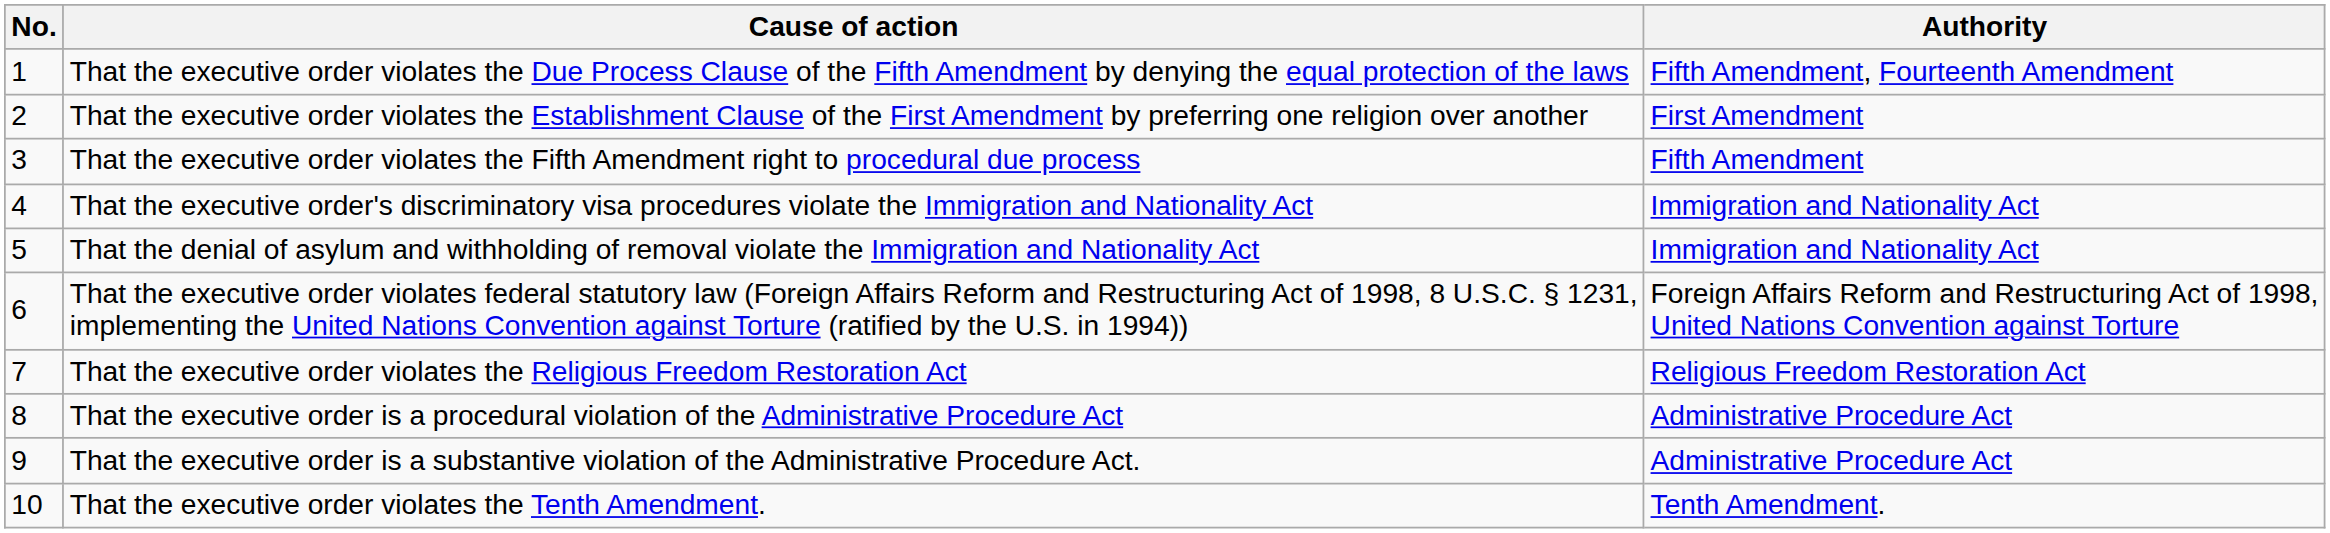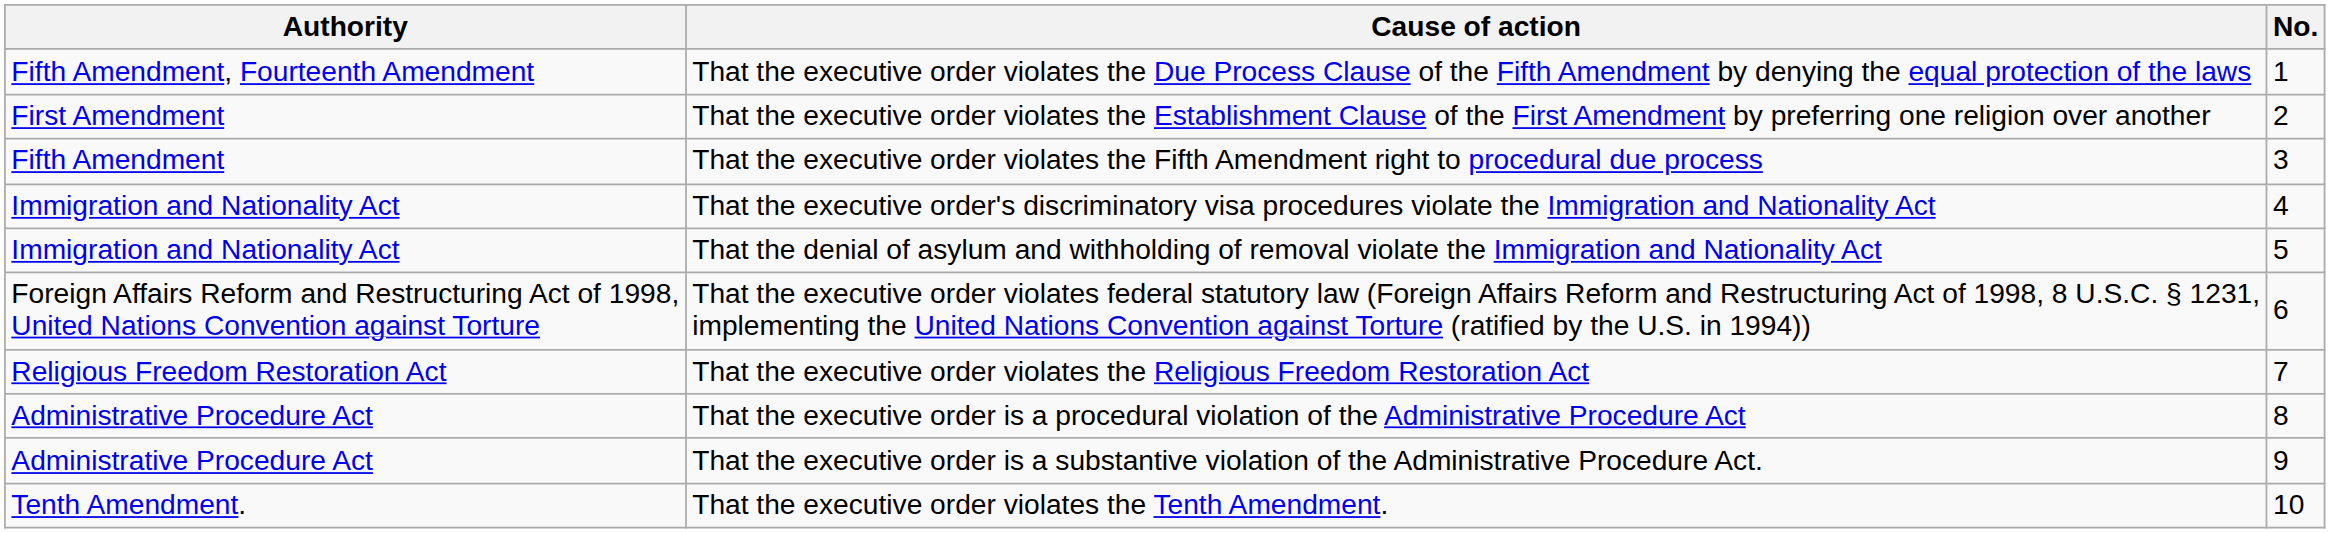columns swapped: (34, 26) <-> (1984, 26)
